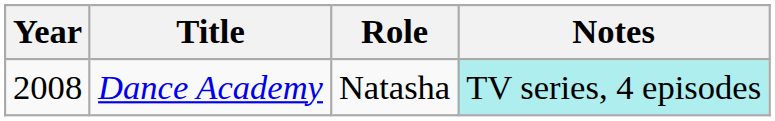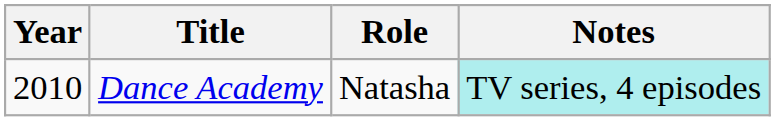(48, 86) 2008 -> (48, 86) 2010
